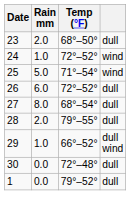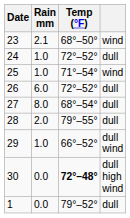(41, 40) 2.0 -> (41, 40) 2.1
(110, 40) dull -> (113, 40) wind
(113, 56) wind -> (110, 56) dull
(41, 72) 5.0 -> (41, 72) 1.0
(79, 165) normal -> (79, 177) bold
(110, 165) dull -> (113, 177) dull high wind
